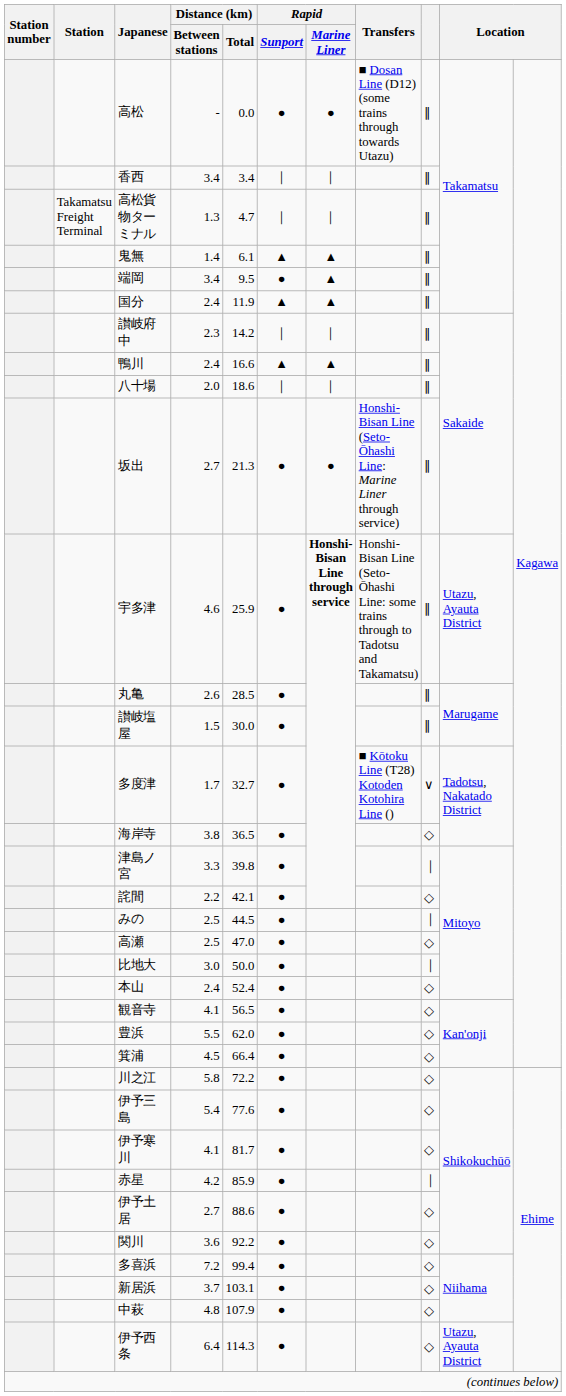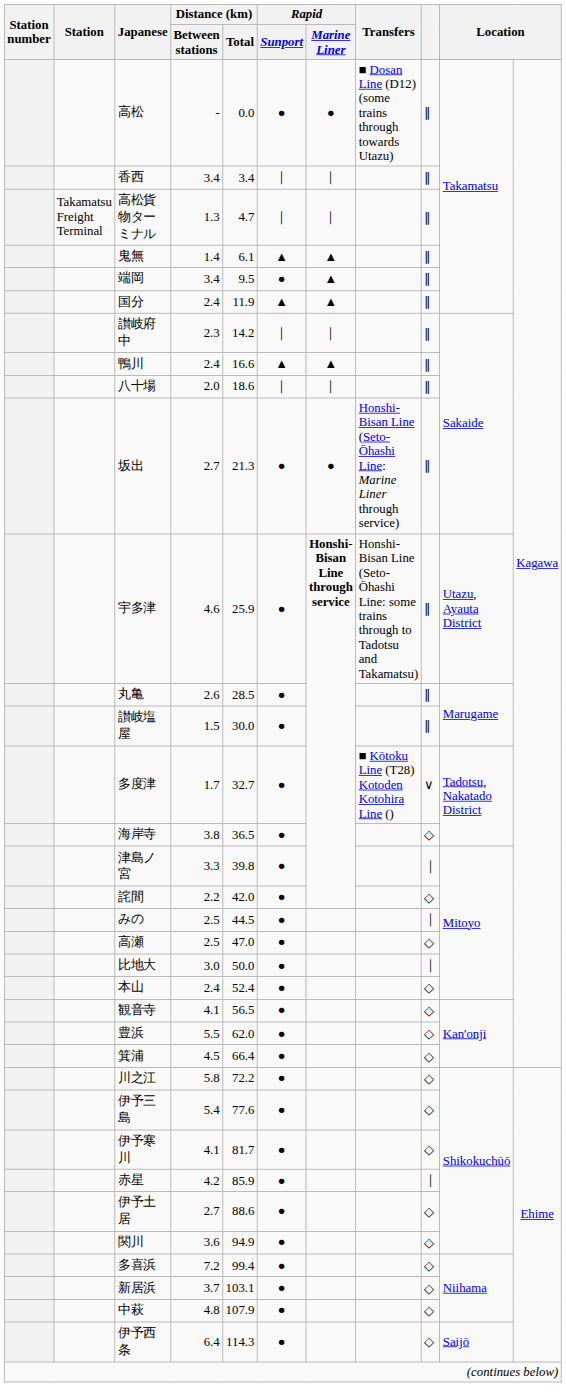(243, 897) 42.1 -> (243, 897) 42.0
(243, 1242) 92.2 -> (243, 1242) 94.9
(462, 1346) Utazu, Ayauta District -> (456, 1341) Saijō
